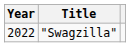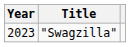(21, 33) 2022 -> (21, 33) 2023
